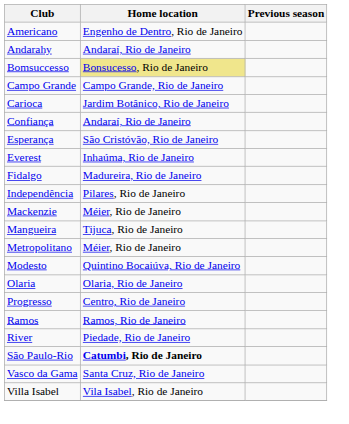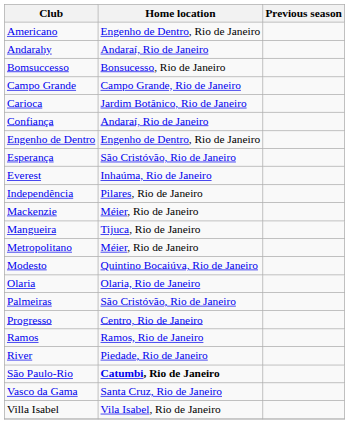(145, 67) khaki background -> (163, 67) no background
+ row: (51, 139)
- row: (24, 175)
+ row: (29, 301)
